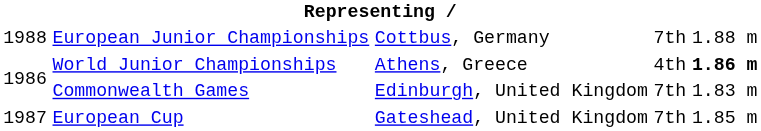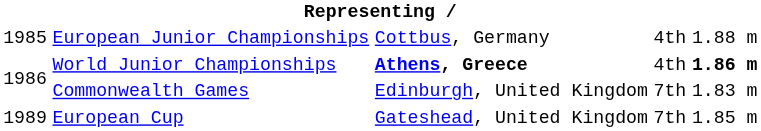(25, 38) 1988 -> (25, 38) 1985
(670, 38) 7th -> (670, 38) 4th
(451, 65) normal -> (451, 65) bold
(25, 118) 1987 -> (25, 118) 1989
